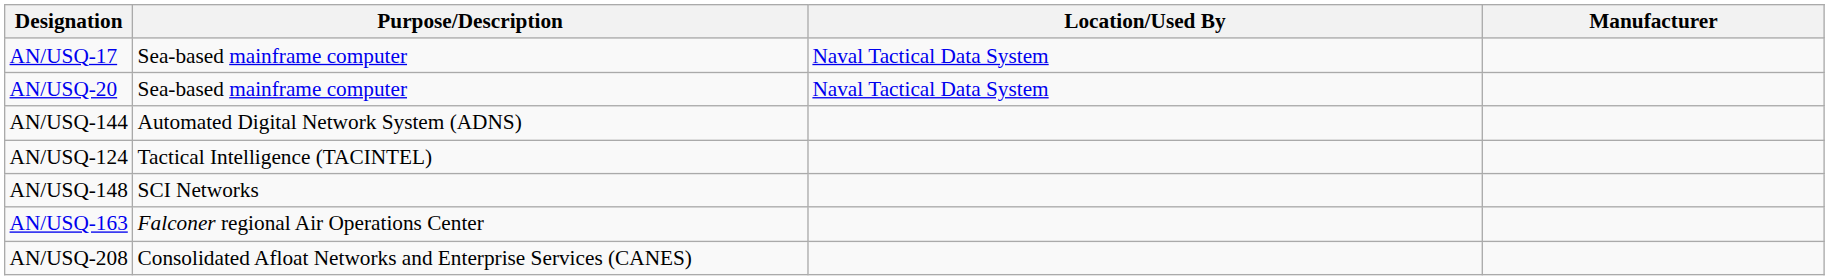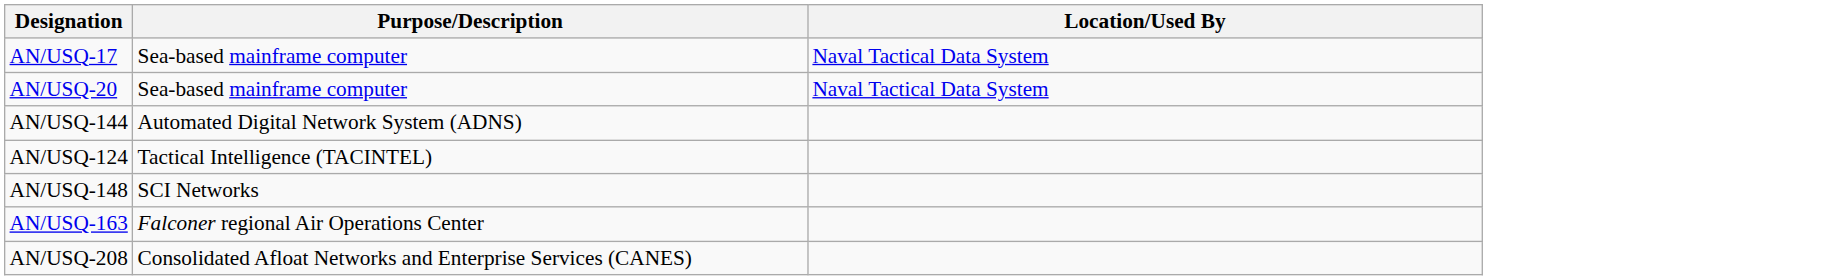- column: (1653, 21)
